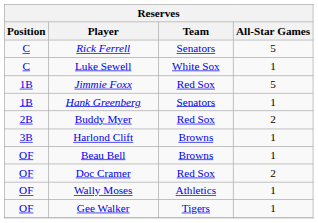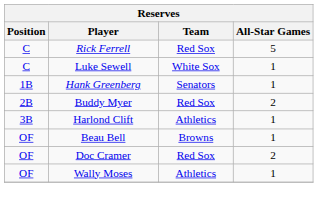(196, 48) Senators -> (196, 48) Red Sox
- row: (103, 84)
(196, 137) Browns -> (196, 119) Athletics
- row: (103, 208)
